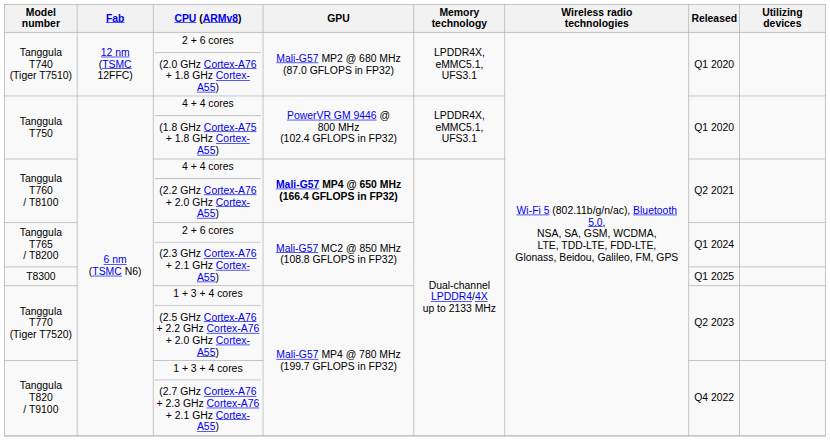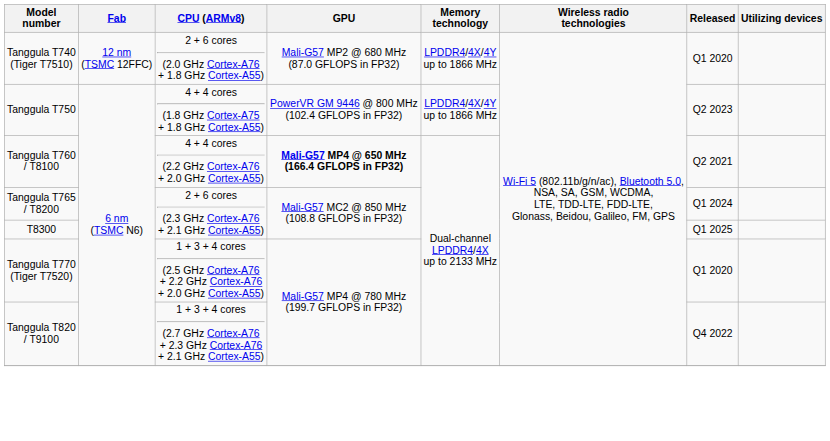(459, 64) LPDDR4X, eMMC5.1, UFS3.1 -> (460, 58) LPDDR4/4X/4Y up to 1866 MHz
(459, 127) LPDDR4X, eMMC5.1, UFS3.1 -> (460, 110) LPDDR4/4X/4Y up to 1866 MHz
(714, 127) Q1 2020 -> (713, 110) Q2 2023
(714, 323) Q2 2023 -> (713, 270) Q1 2020
